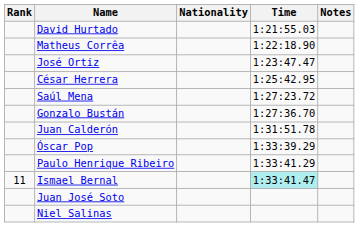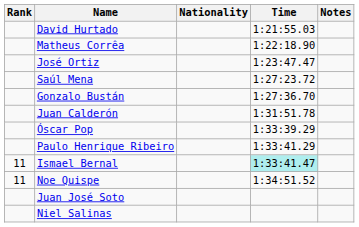- row: (77, 80)
+ row: (68, 181)
